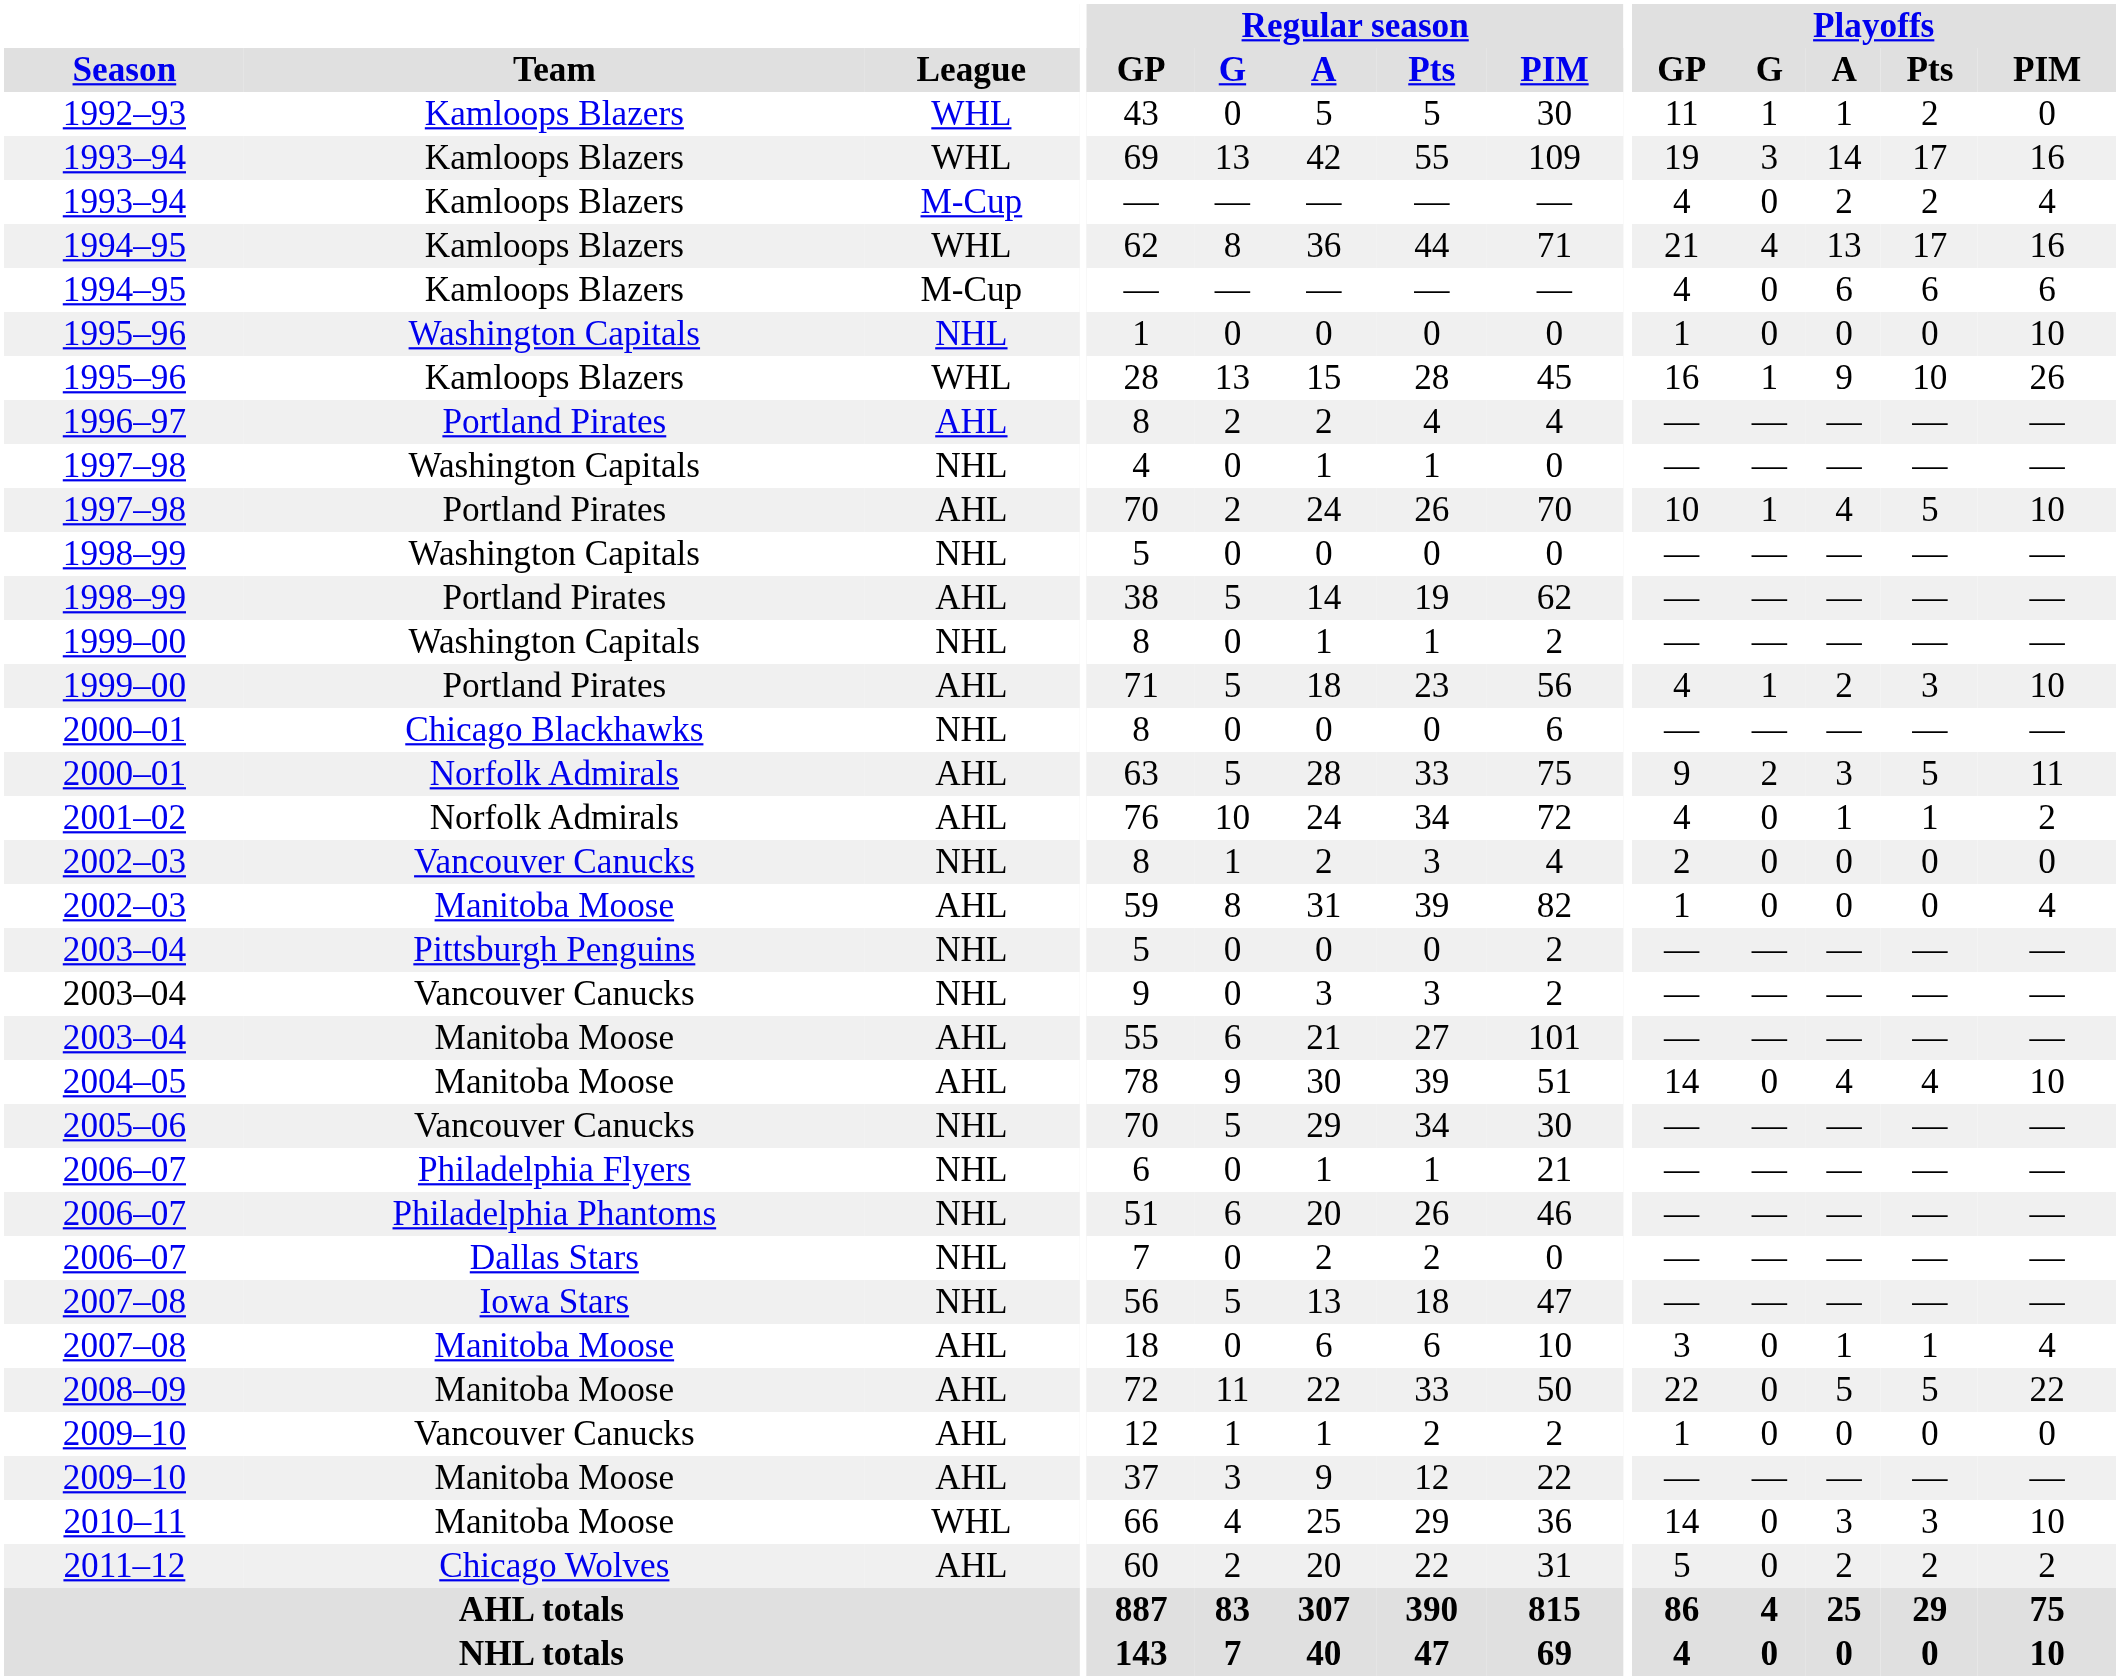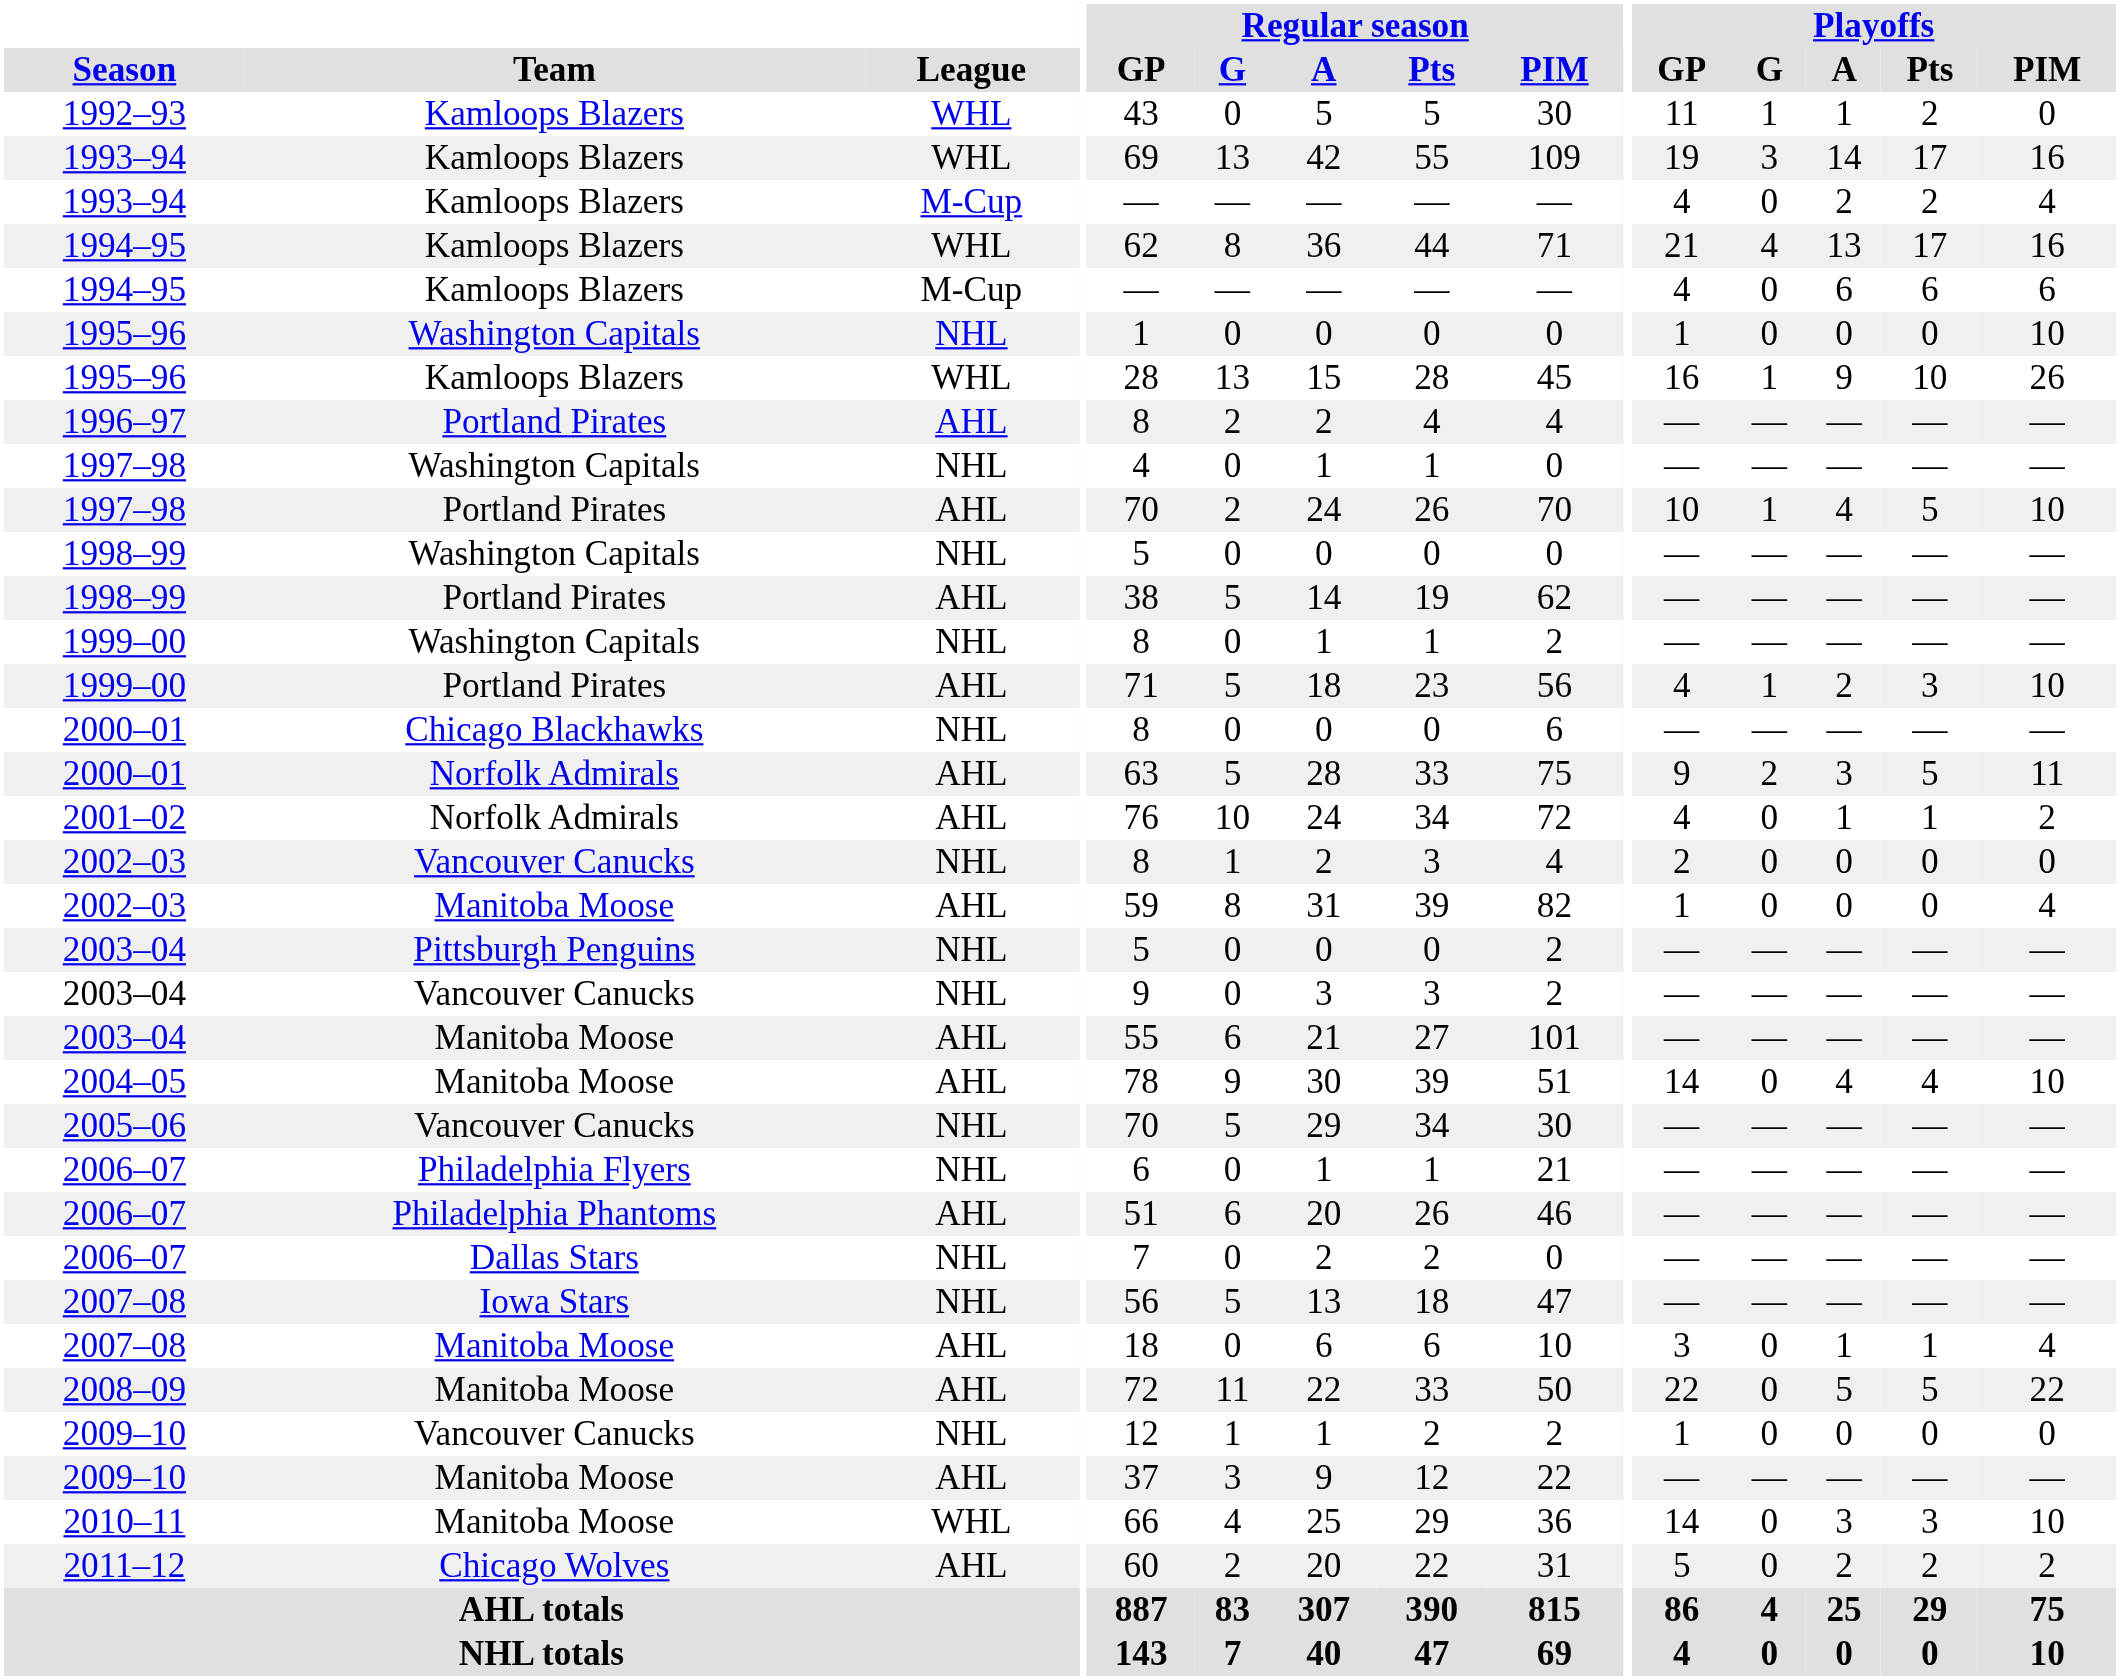(971, 1213) NHL -> (971, 1213) AHL
(971, 1433) AHL -> (971, 1433) NHL
